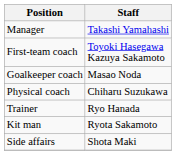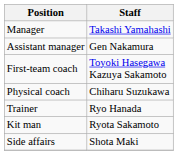+ row: (46, 46)
- row: (45, 74)
